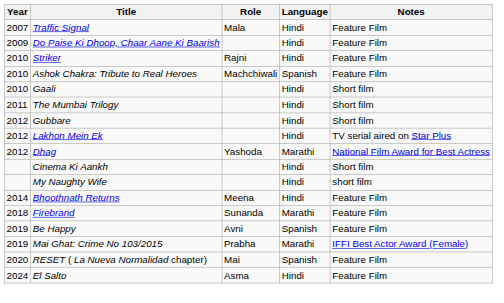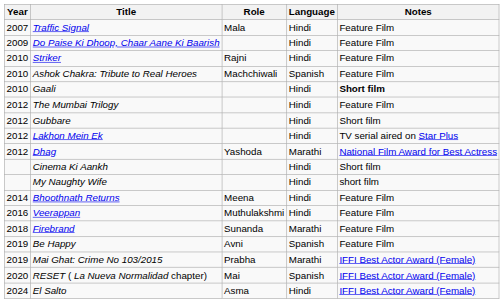(353, 89) normal -> (362, 89) bold
(17, 105) 2011 -> (17, 105) 2012
(353, 105) Short film -> (367, 105) Feature Film
+ row: (56, 213)
(360, 259) Feature Film -> (407, 275) IFFI Best Actor Award (Female)
(360, 275) Feature Film -> (407, 290) IFFI Best Actor Award (Female)
